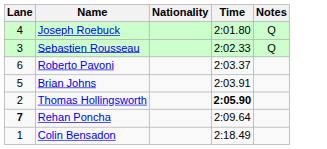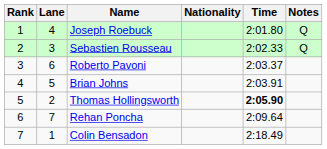+ column: (20, 13)
(20, 118) bold -> (52, 118) normal
